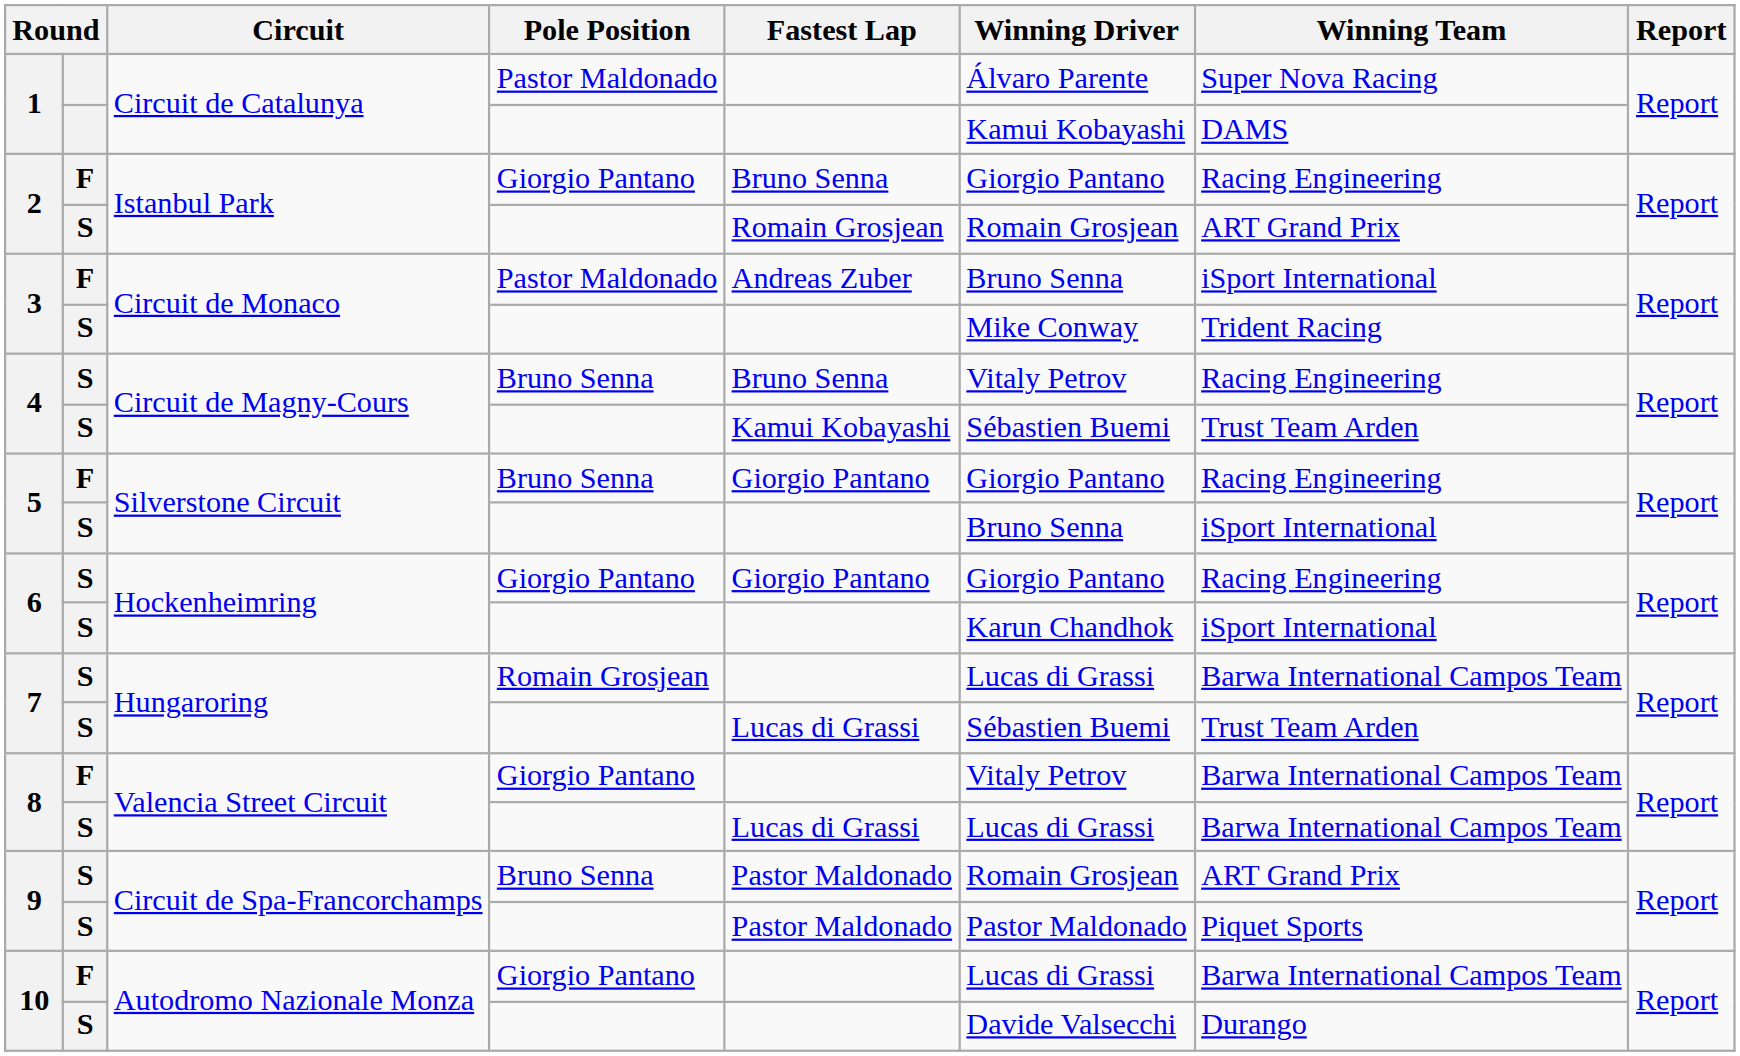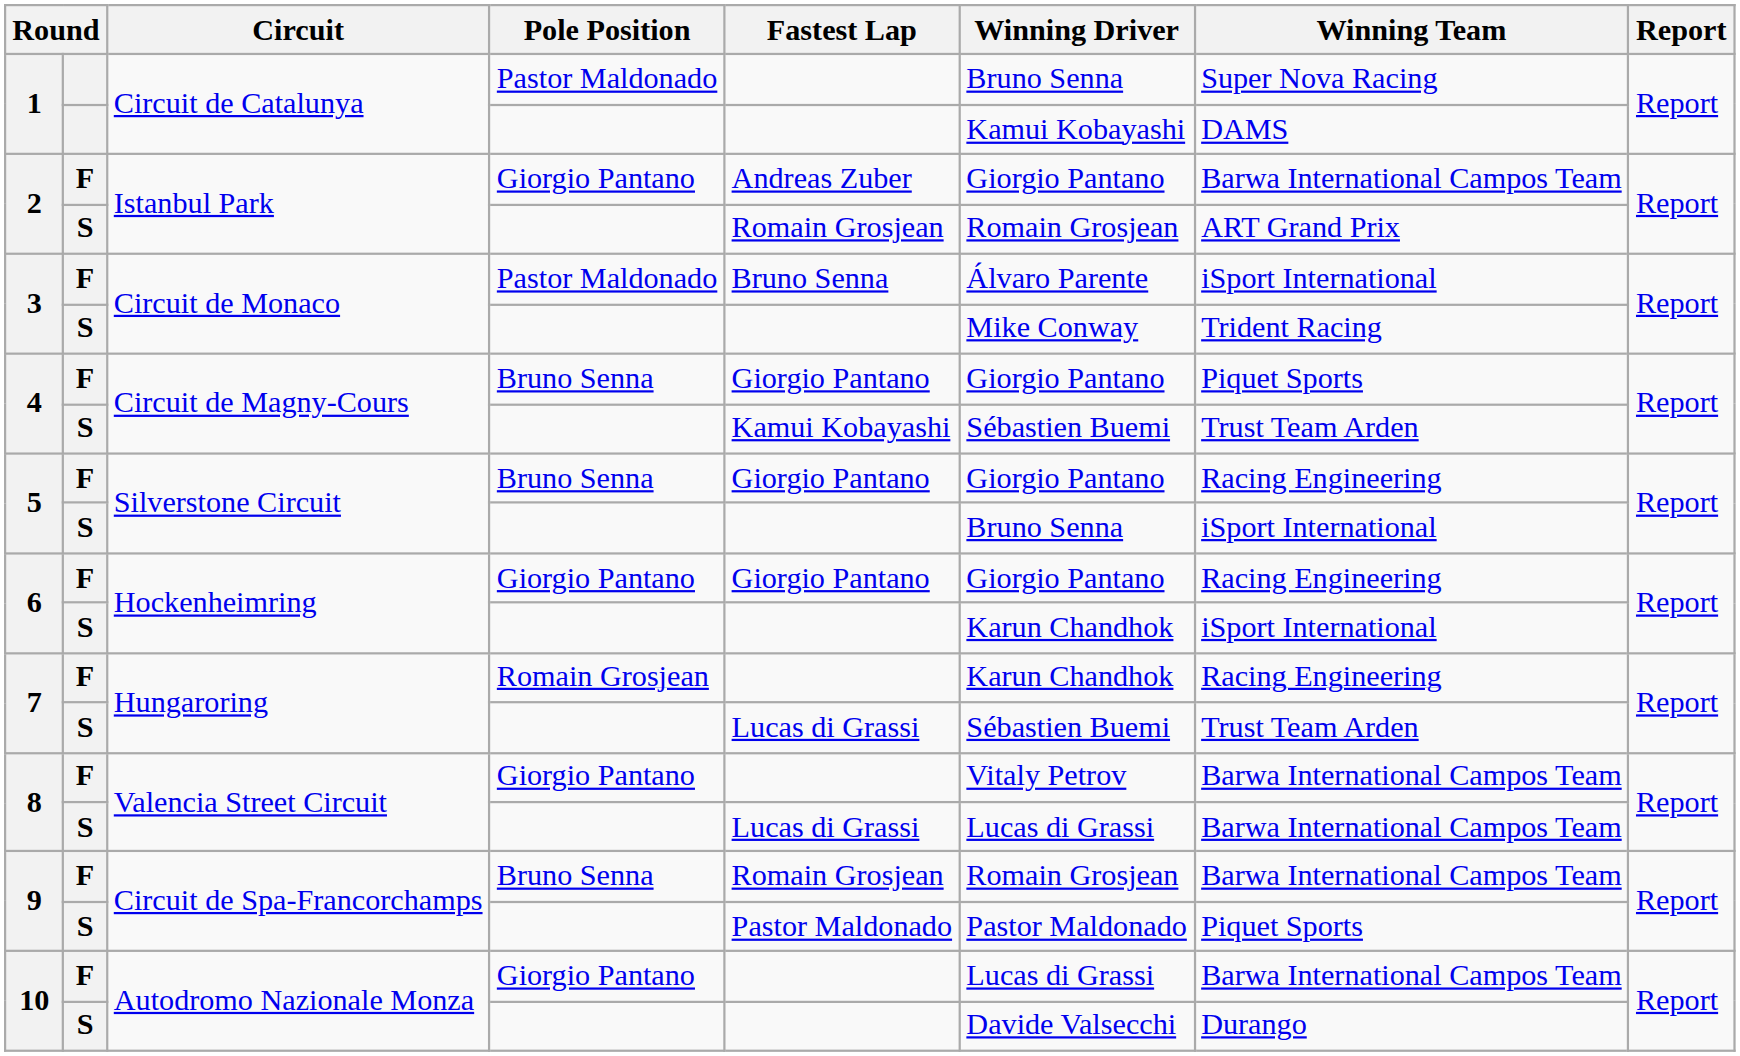(1057, 78) Álvaro Parente -> (1045, 78) Bruno Senna
(810, 178) Bruno Senna -> (822, 178) Andreas Zuber
(1321, 178) Racing Engineering -> (1411, 178) Barwa International Campos Team
(822, 278) Andreas Zuber -> (810, 278) Bruno Senna
(1045, 278) Bruno Senna -> (1057, 278) Álvaro Parente
(85, 377) S -> (85, 377) F
(810, 377) Bruno Senna -> (831, 377) Giorgio Pantano
(1046, 377) Vitaly Petrov -> (1065, 377) Giorgio Pantano
(1321, 377) Racing Engineering -> (1282, 377) Piquet Sports
(85, 576) S -> (85, 576) F
(85, 676) S -> (85, 676) F
(1060, 676) Lucas di Grassi -> (1070, 676) Karun Chandhok
(1411, 676) Barwa International Campos Team -> (1321, 676) Racing Engineering
(85, 875) S -> (85, 875) F
(842, 875) Pastor Maldonado -> (838, 875) Romain Grosjean
(1301, 875) ART Grand Prix -> (1411, 875) Barwa International Campos Team
